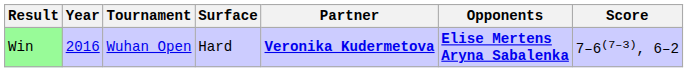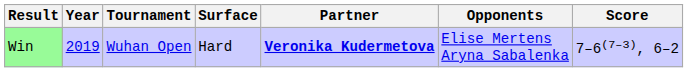(83, 47) 2016 -> (83, 47) 2019
(505, 47) bold -> (505, 47) normal
